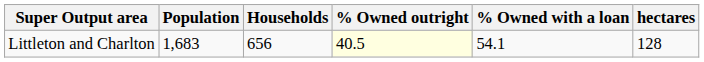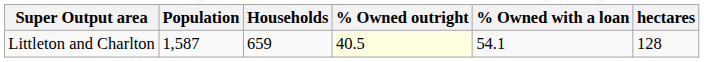(181, 43) 1,683 -> (181, 43) 1,587
(259, 43) 656 -> (259, 43) 659
